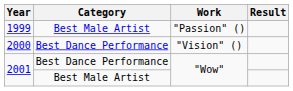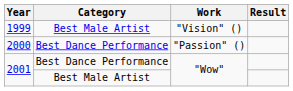(209, 29) "Passion" () -> (209, 29) "Vision" ()
(209, 45) "Vision" () -> (209, 45) "Passion" ()
